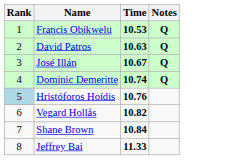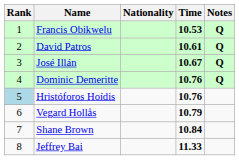+ column: (148, 12)
(135, 46) 10.63 -> (190, 46) 10.61
(135, 79) 10.74 -> (190, 79) 10.76
(135, 113) 10.82 -> (190, 113) 10.79
